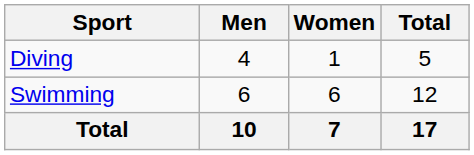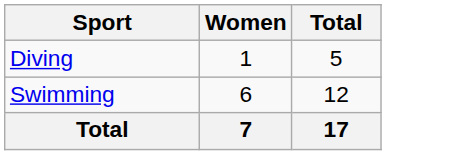- column: (244, 22)
